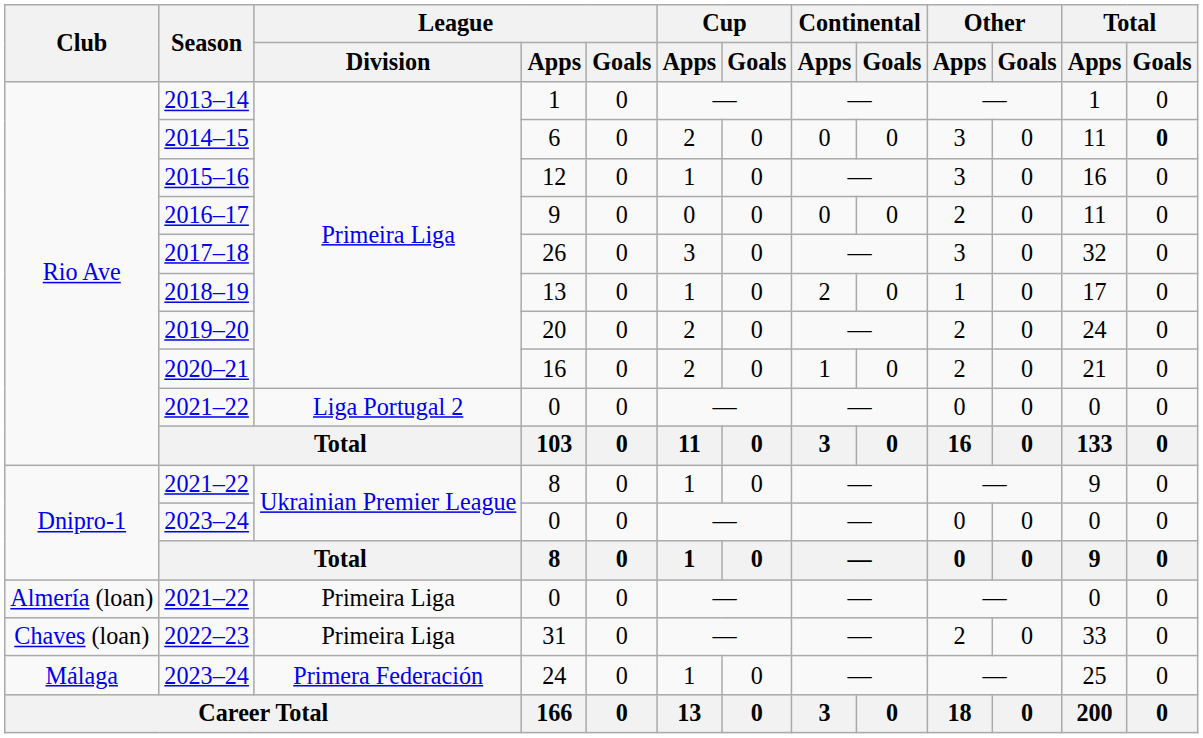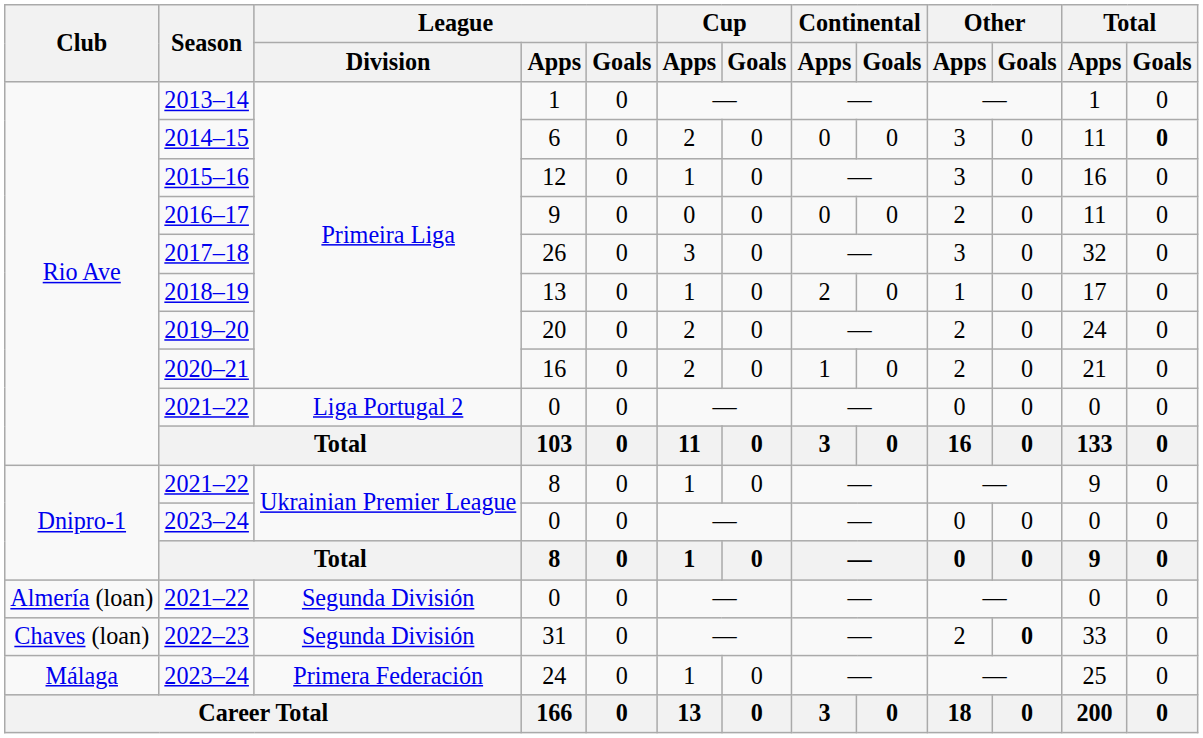(388, 598) Primeira Liga -> (388, 598) Segunda División
(388, 636) Primeira Liga -> (388, 636) Segunda División
(1027, 636) normal -> (1027, 636) bold
